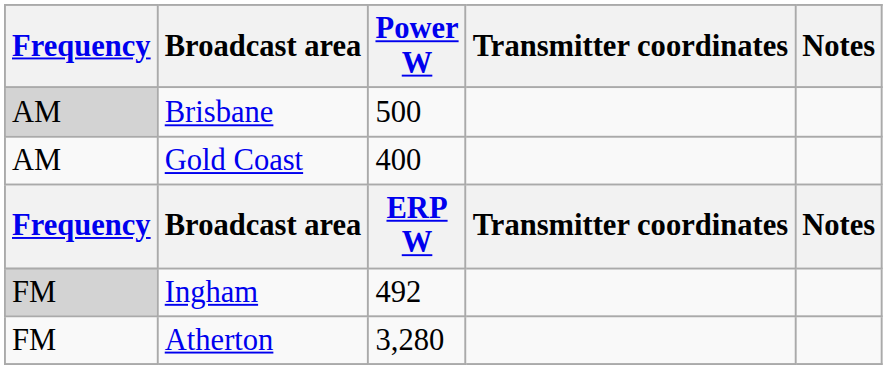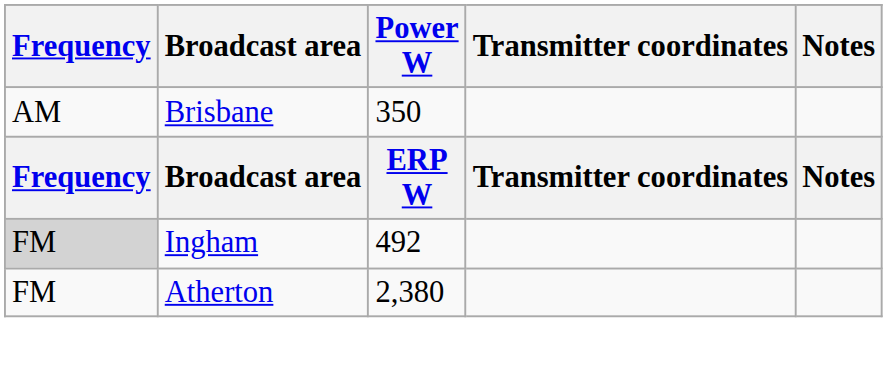(37, 111) lightgrey background -> (37, 111) no background
(398, 111) 500 -> (398, 111) 350
- row: (234, 160)
(410, 339) 3,280 -> (410, 291) 2,380
